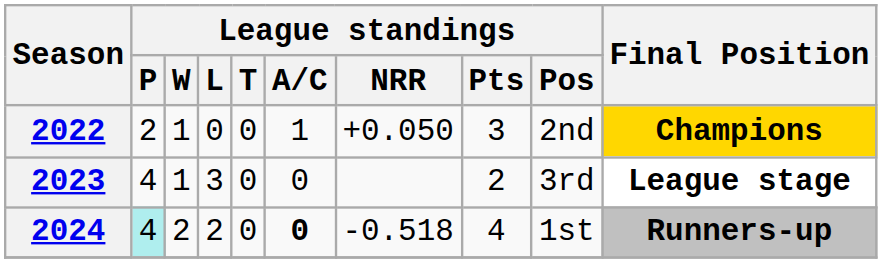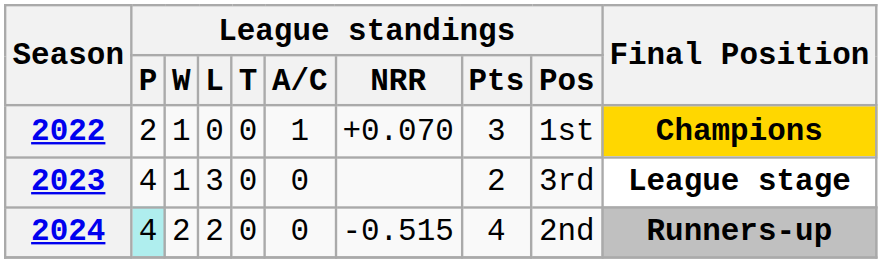(398, 131) +0.050 -> (398, 131) +0.070
(567, 131) 2nd -> (567, 131) 1st
(300, 232) bold -> (300, 232) normal
(398, 232) -0.518 -> (398, 232) -0.515
(567, 232) 1st -> (567, 232) 2nd
